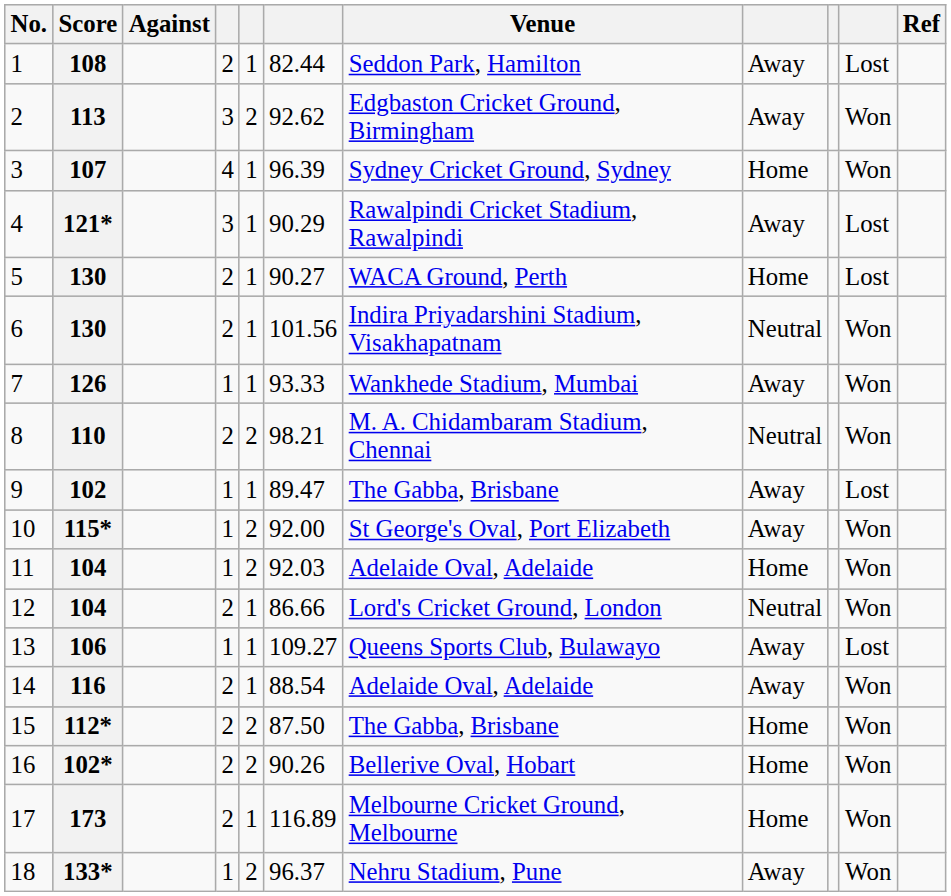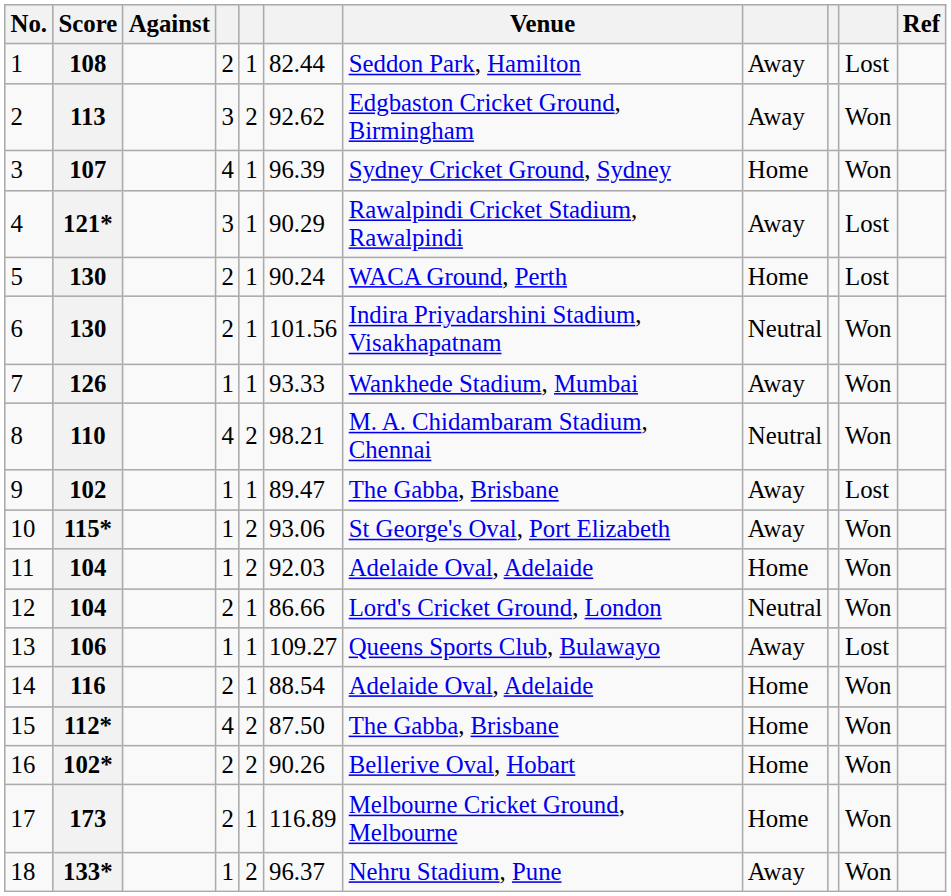(297, 276) 90.27 -> (297, 276) 90.24
(228, 436) 2 -> (228, 436) 4
(297, 529) 92.00 -> (297, 529) 93.06
(776, 686) Away -> (778, 686) Home
(228, 725) 2 -> (228, 725) 4
